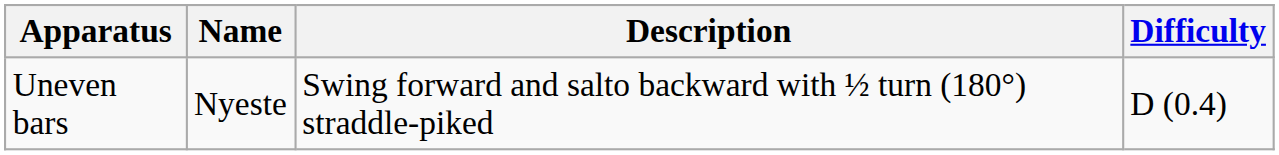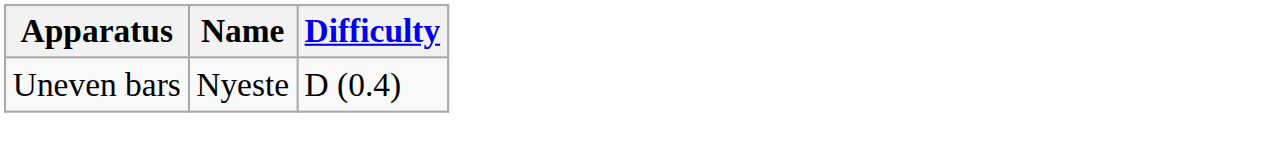- column: (709, 31)
